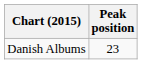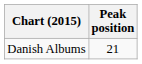(113, 48) 23 -> (113, 48) 21
